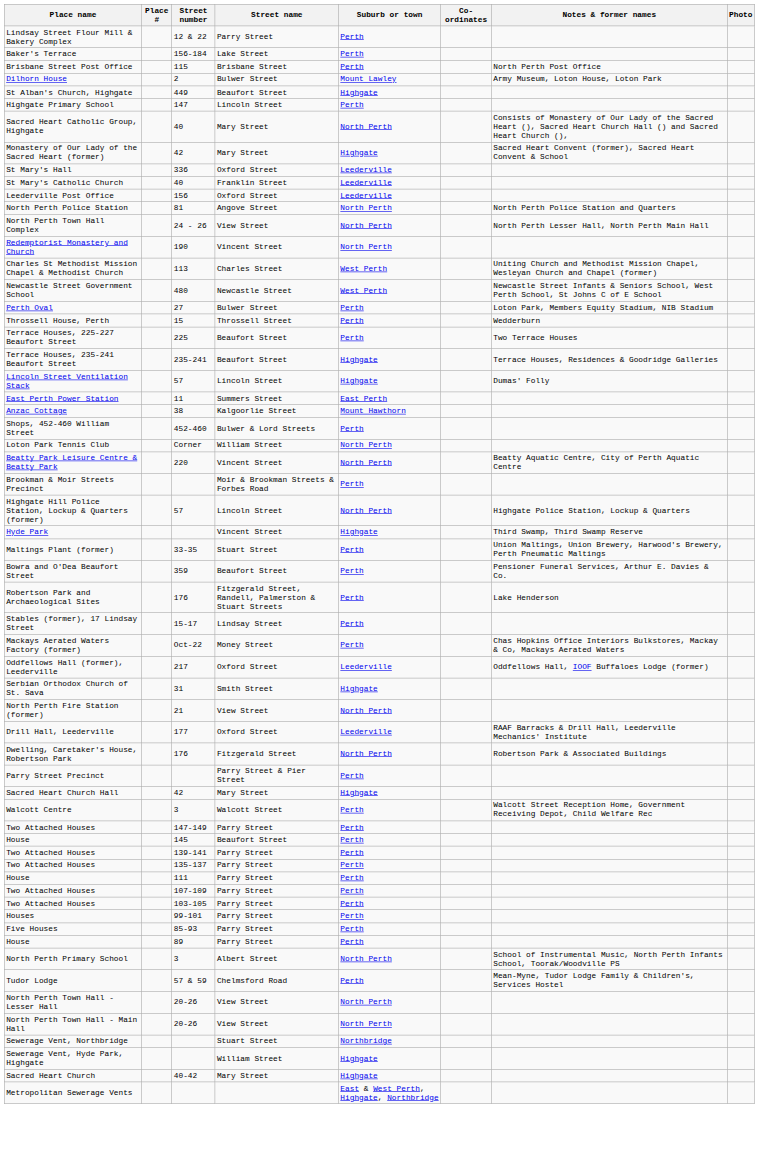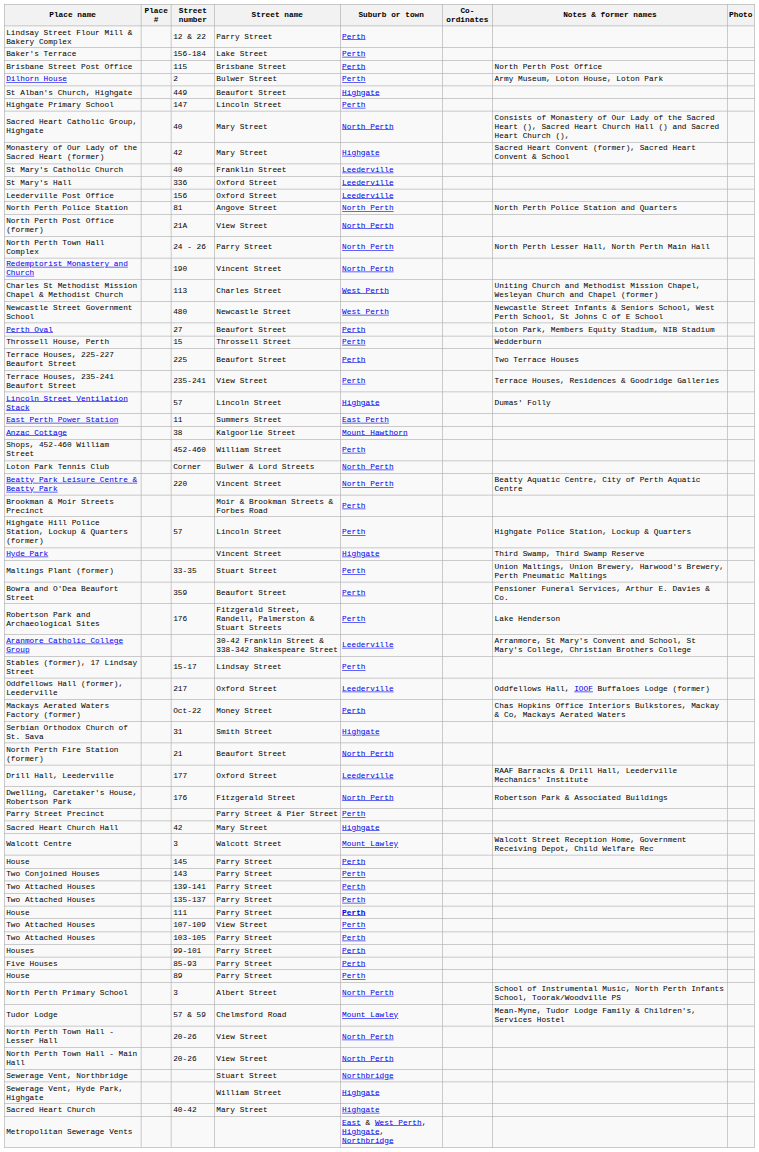(368, 80) Mount Lawley -> (354, 80) Perth
rows swapped: (65, 183) <-> (39, 170)
+ row: (60, 225)
(243, 225) View Street -> (244, 247) Parry Street
(247, 308) Bulwer Street -> (251, 329) Beaufort Street
(252, 359) Beaufort Street -> (242, 381) View Street
(359, 359) Highgate -> (354, 381) Perth
(266, 428) Bulwer & Lord Streets -> (249, 450) William Street
(250, 445) William Street -> (265, 467) Bulwer & Lord Streets
(366, 511) North Perth -> (354, 532) Perth
+ row: (65, 645)
rows swapped: (58, 645) <-> (65, 667)
(243, 711) View Street -> (251, 754) Beaufort Street
(352, 810) Perth -> (370, 845) Mount Lawley
- row: (51, 827)
(252, 840) Beaufort Street -> (244, 862) Parry Street
+ row: (53, 874)
(352, 878) normal -> (354, 913) bold
(245, 891) Parry Street -> (242, 925) View Street
(352, 981) Perth -> (370, 1015) Mount Lawley
